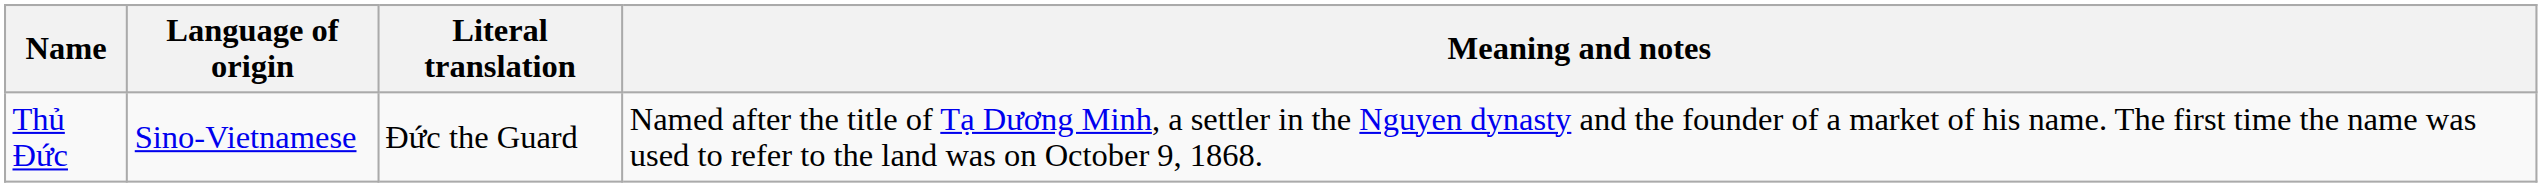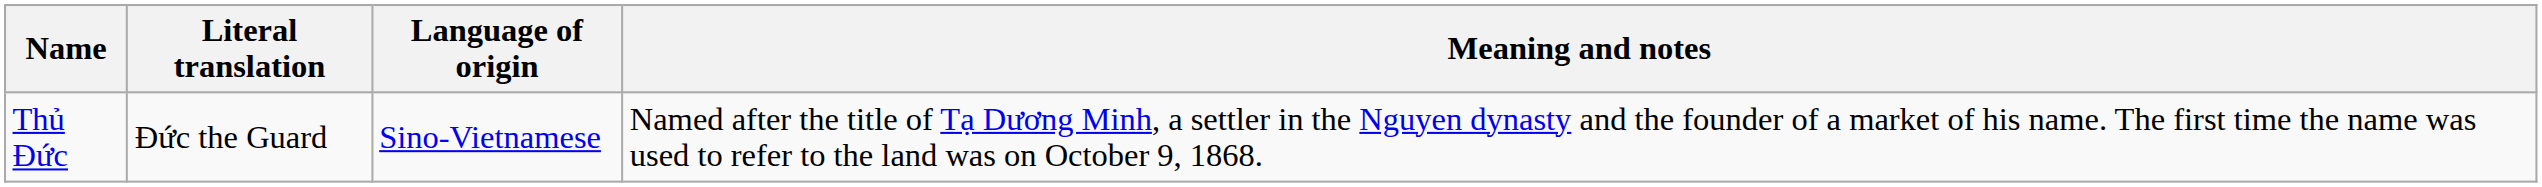columns swapped: (253, 48) <-> (500, 48)
